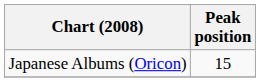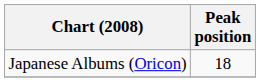(223, 63) 15 -> (223, 63) 18
